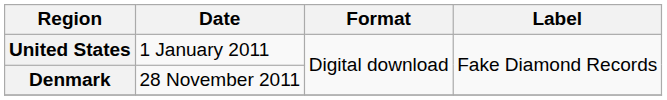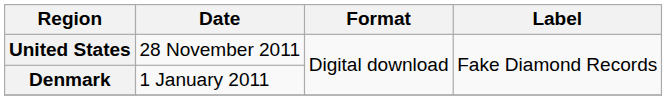(204, 49) 1 January 2011 -> (220, 49) 28 November 2011
(220, 79) 28 November 2011 -> (204, 79) 1 January 2011
